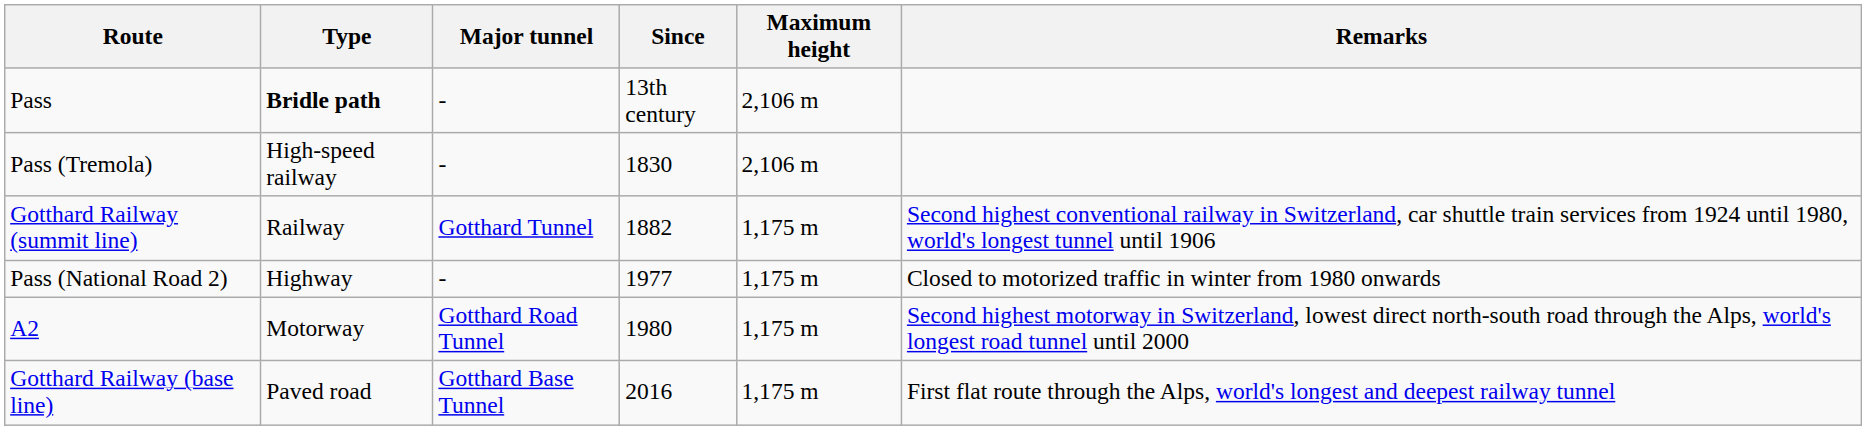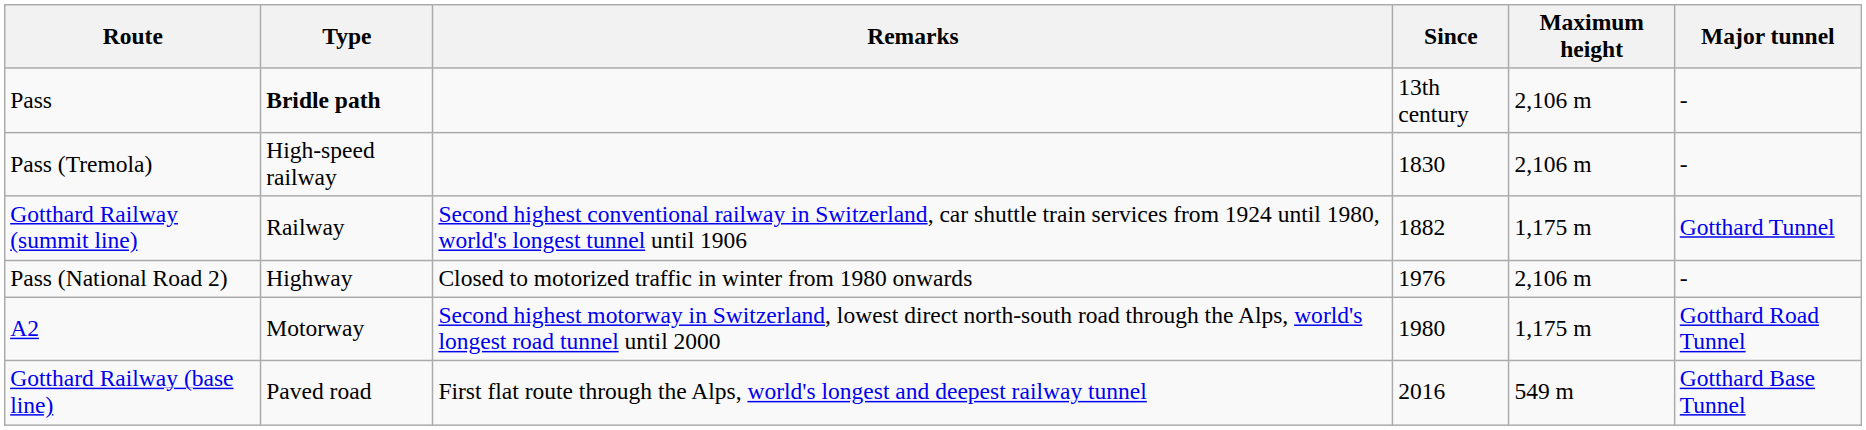columns swapped: (526, 36) <-> (1381, 36)
(649, 278) 1977 -> (1422, 278) 1976
(780, 278) 1,175 m -> (1553, 278) 2,106 m
(780, 392) 1,175 m -> (1544, 392) 549 m
